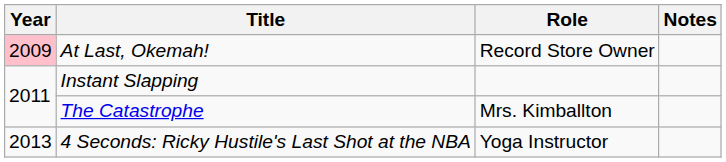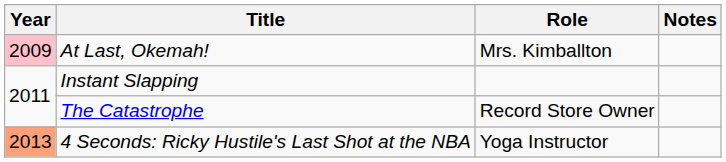(567, 50) Record Store Owner -> (546, 50) Mrs. Kimballton
(546, 111) Mrs. Kimballton -> (567, 111) Record Store Owner
(30, 141) no background -> (30, 141) lightsalmon background
